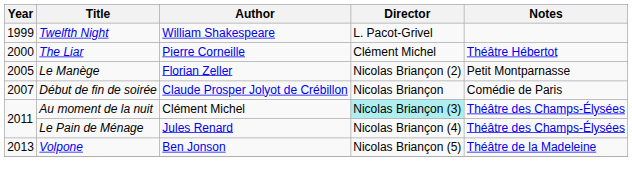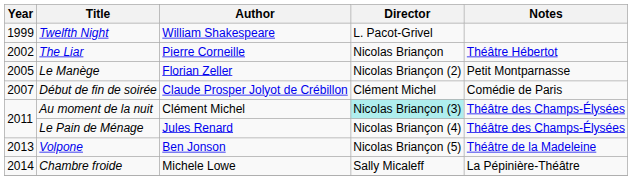(20, 52) 2000 -> (20, 52) 2002
(395, 52) Clément Michel -> (398, 52) Nicolas Briançon
(398, 90) Nicolas Briançon -> (395, 90) Clément Michel
+ row: (81, 166)
